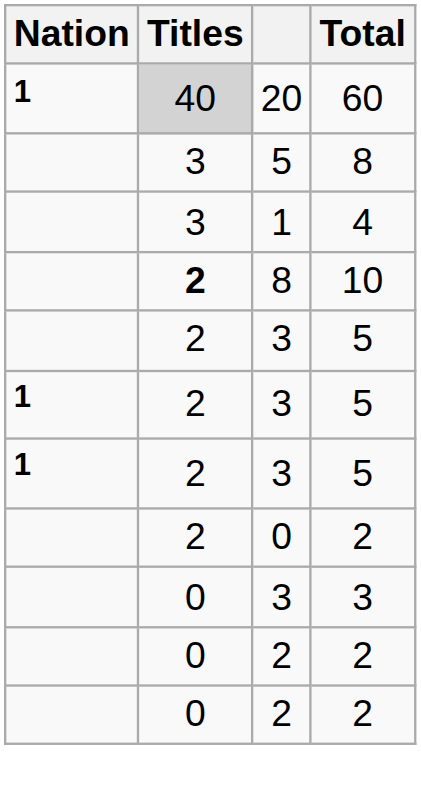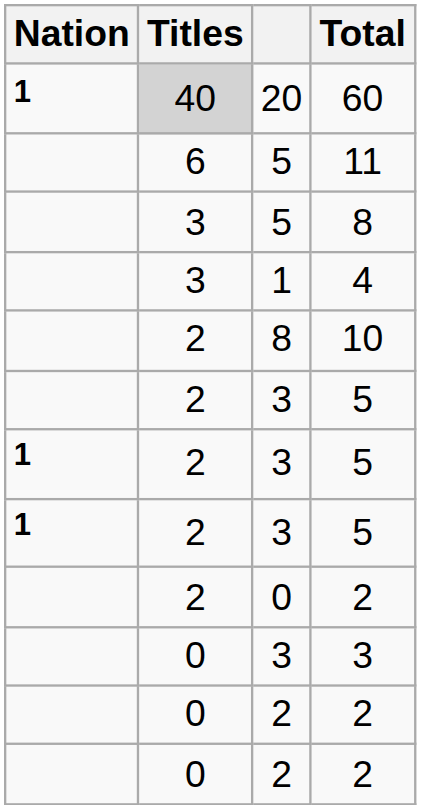+ row: (282, 162)
(195, 280) bold -> (195, 339) normal
